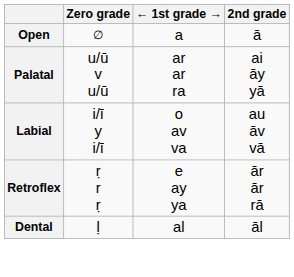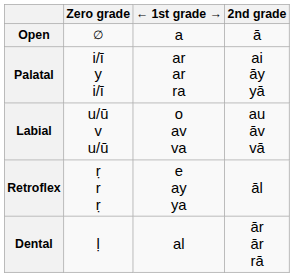(98, 74) u/ū v u/ū -> (98, 74) i/ī y i/ī
(98, 131) i/ī y i/ī -> (98, 131) u/ū v u/ū
(257, 187) ār ār rā -> (257, 187) āl
(257, 227) āl -> (257, 244) ār ār rā
